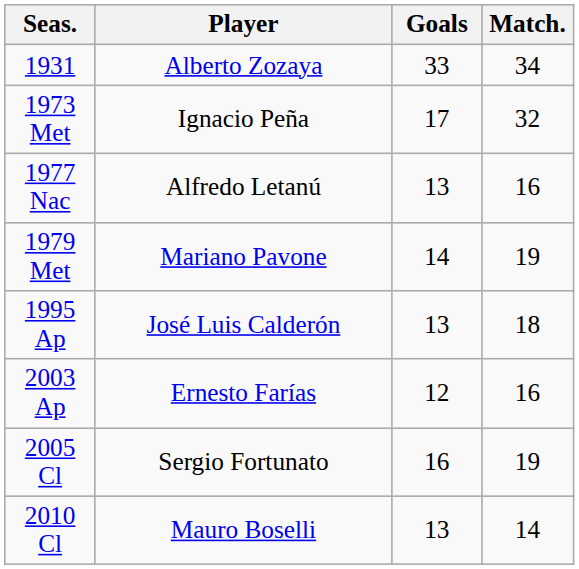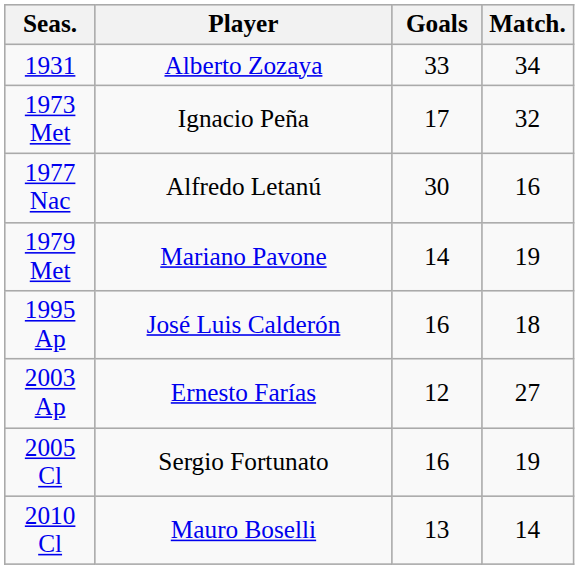(437, 187) 13 -> (437, 187) 30
(437, 324) 13 -> (437, 324) 16
(527, 393) 16 -> (527, 393) 27
